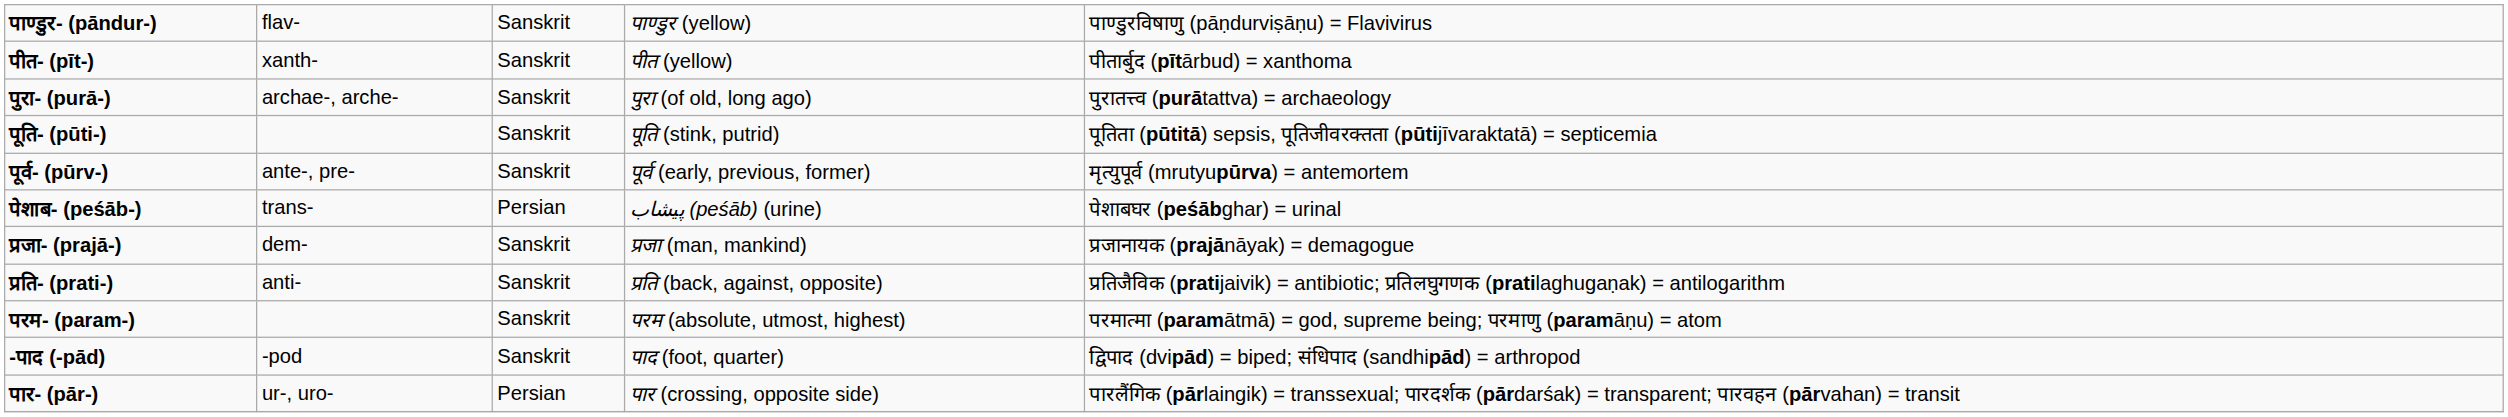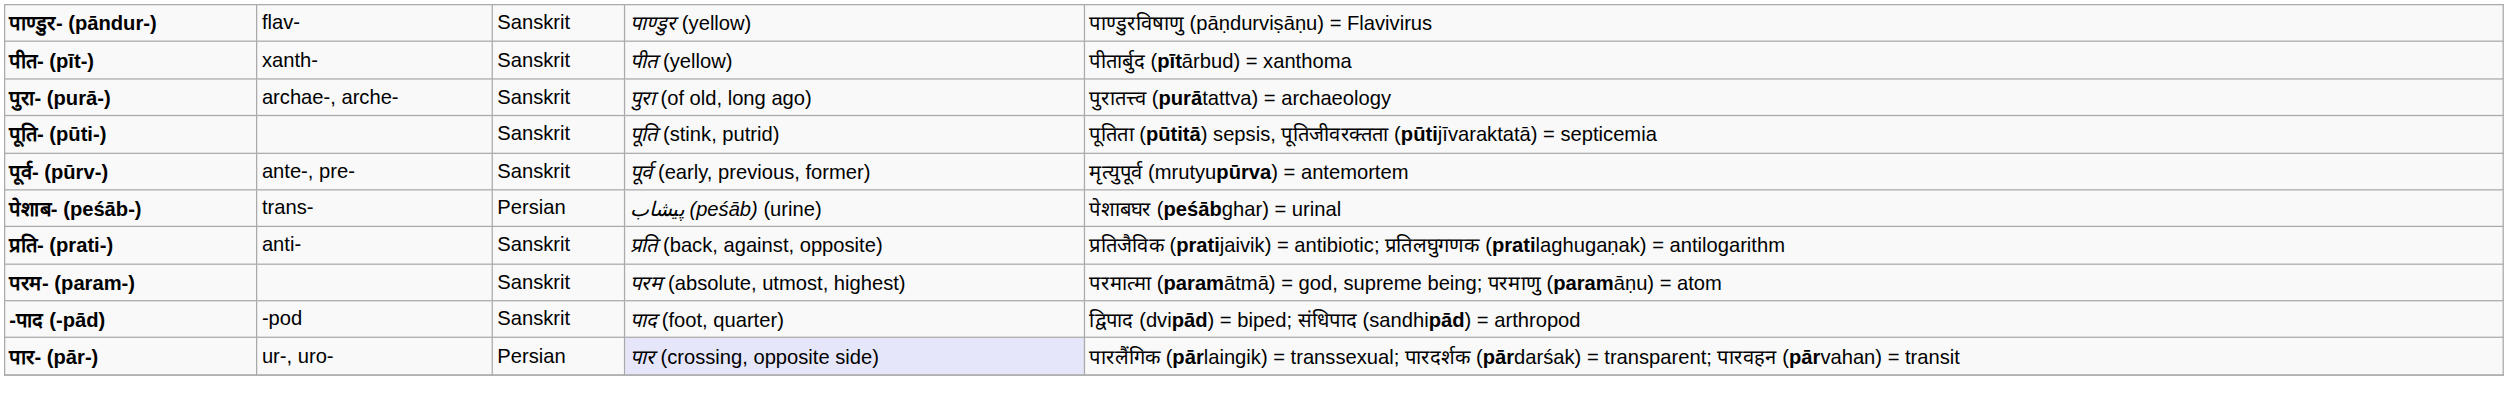- row: (65, 246)
(754, 394) no background -> (754, 357) lavender background
